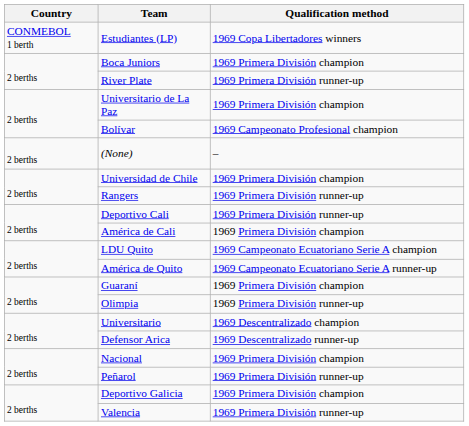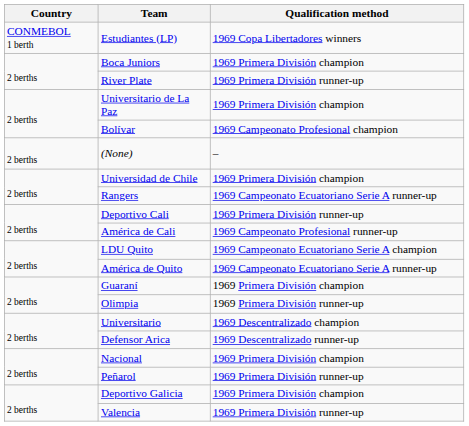(288, 195) 1969 Primera División runner-up -> (325, 195) 1969 Campeonato Ecuatoriano Serie A runner-up
(288, 232) 1969 Primera División champion -> (305, 232) 1969 Campeonato Profesional runner-up
